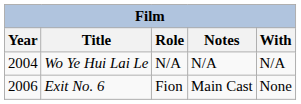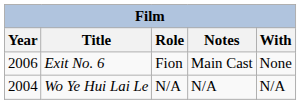rows swapped: (96, 63) <-> (74, 87)
